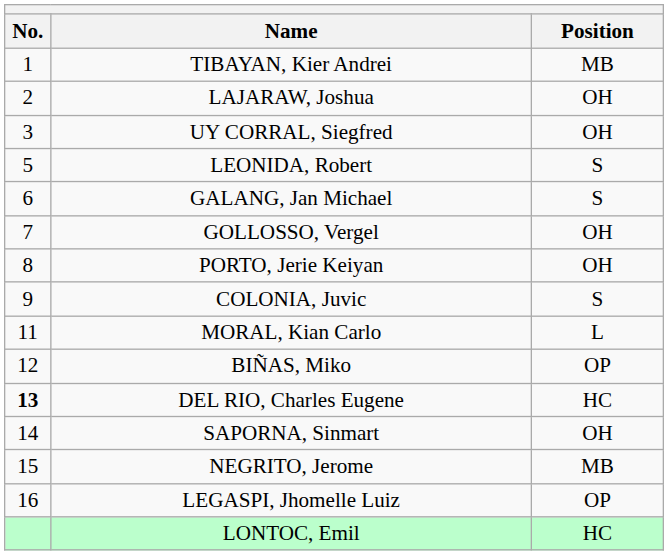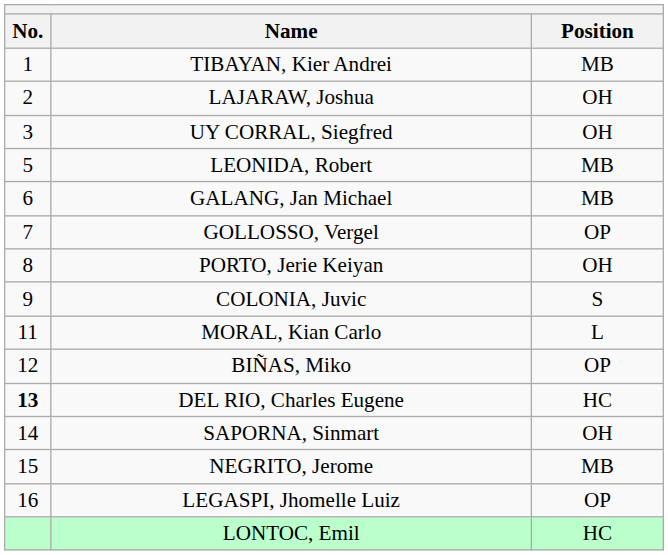(597, 164) S -> (597, 164) MB
(597, 198) S -> (597, 198) MB
(597, 231) OH -> (597, 231) OP
